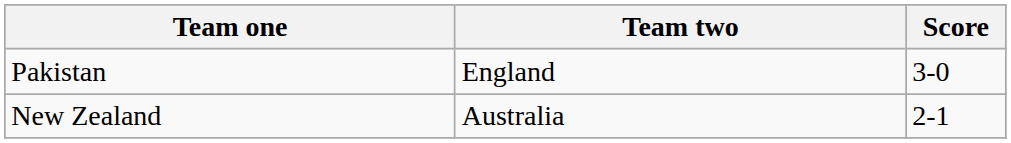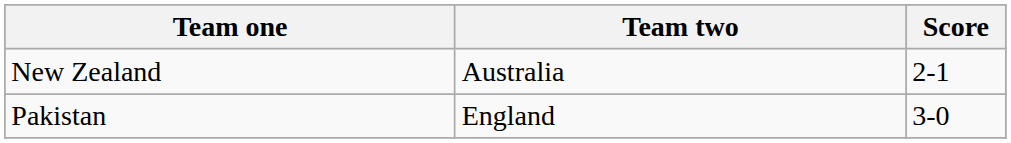rows swapped: (86, 115) <-> (59, 71)
